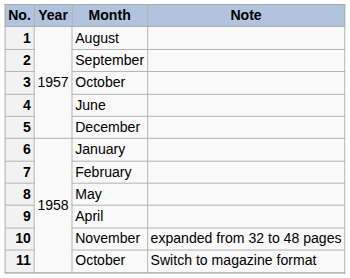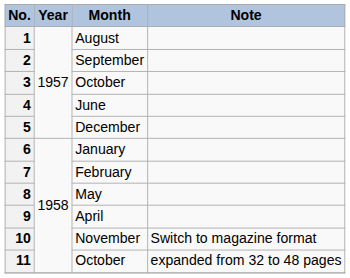(246, 239) expanded from 32 to 48 pages -> (234, 239) Switch to magazine format
(234, 261) Switch to magazine format -> (246, 261) expanded from 32 to 48 pages
